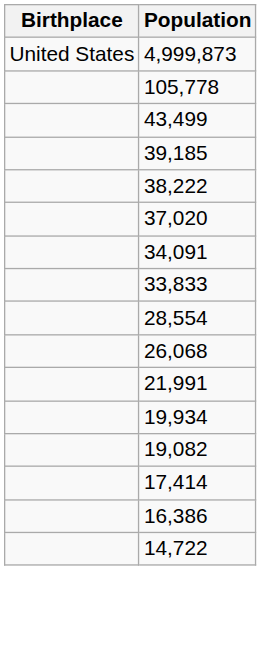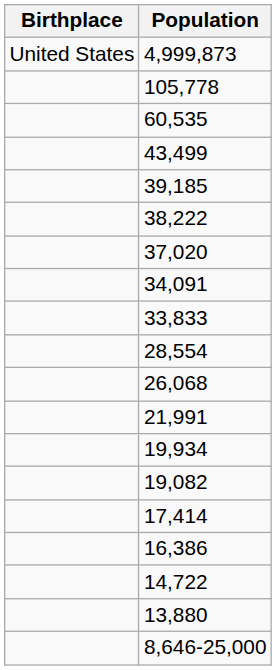+ row: (176, 119)
+ row: (176, 614)
+ row: (205, 647)
